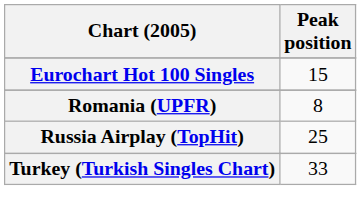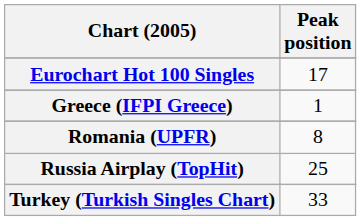(318, 74) 15 -> (318, 74) 17
+ row: (142, 105)
